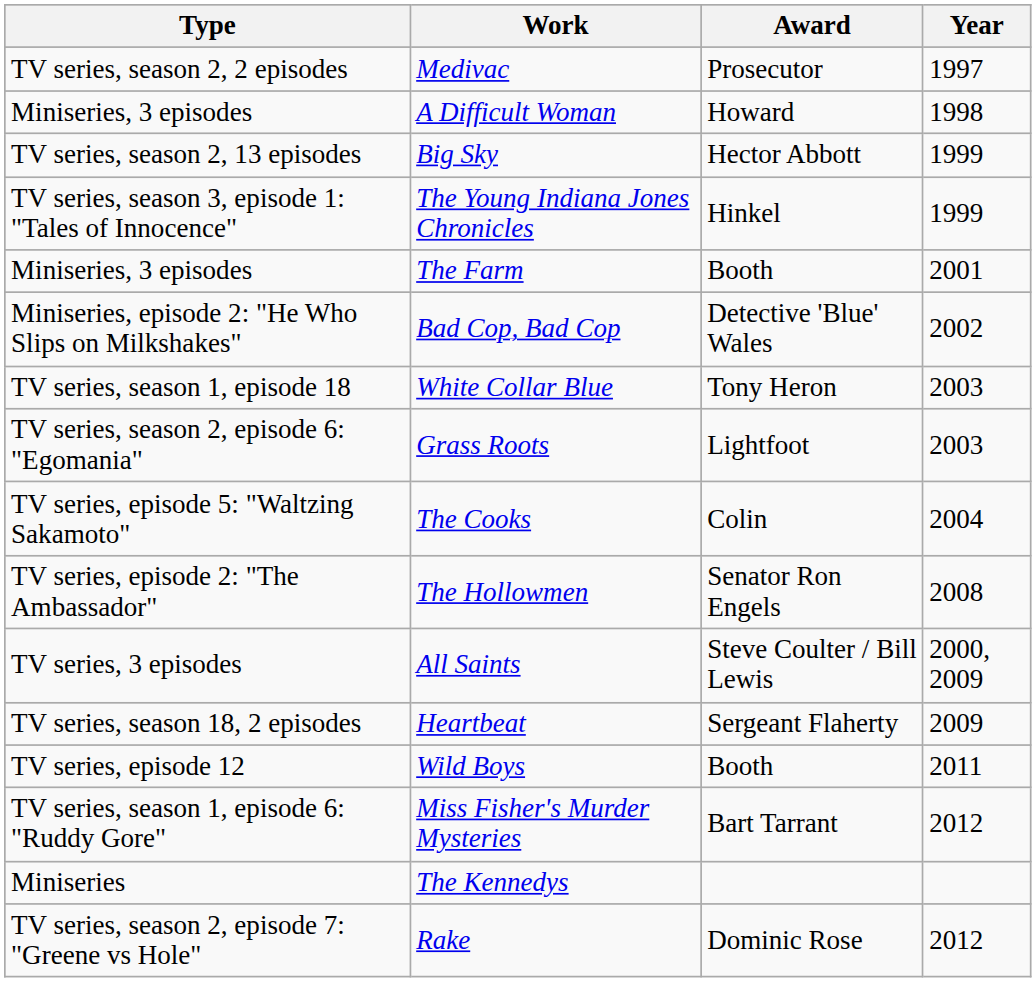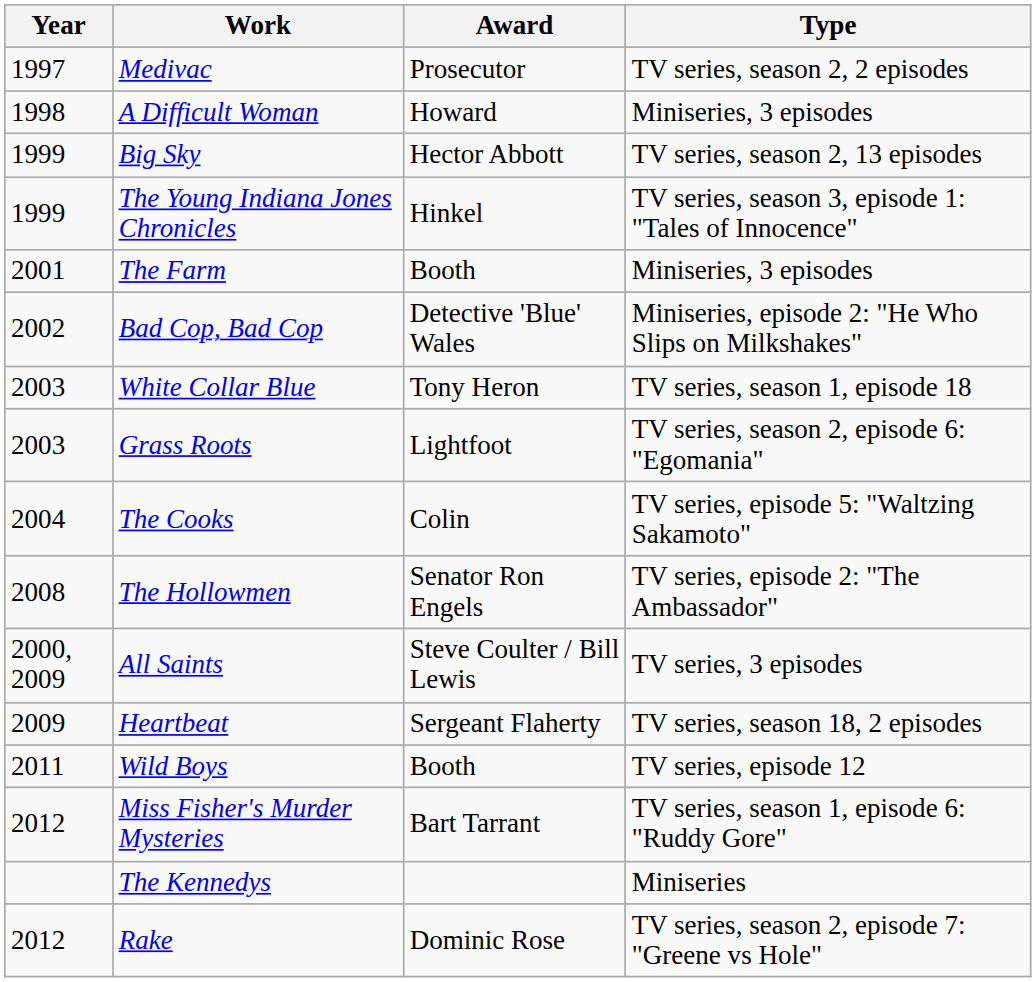columns swapped: (977, 25) <-> (207, 25)
